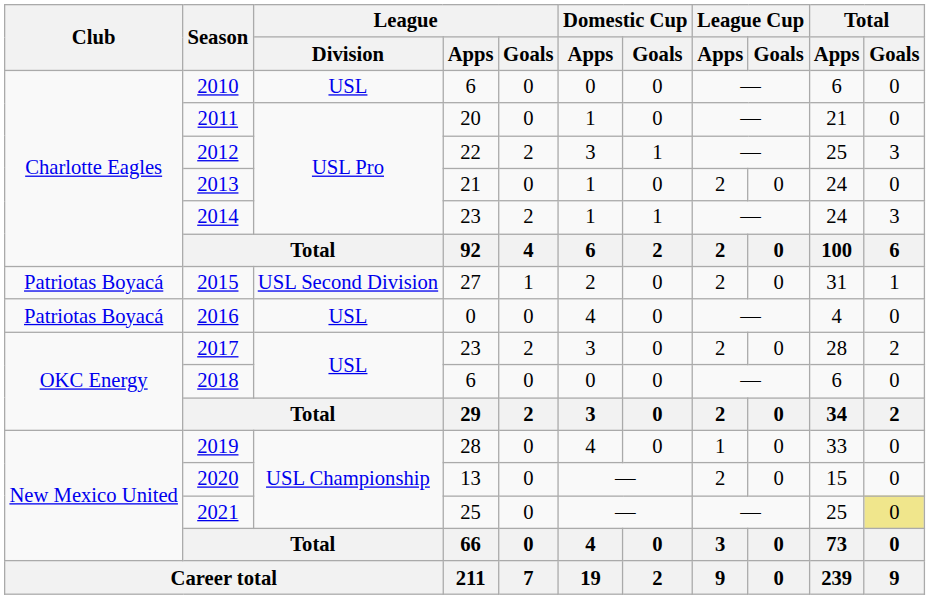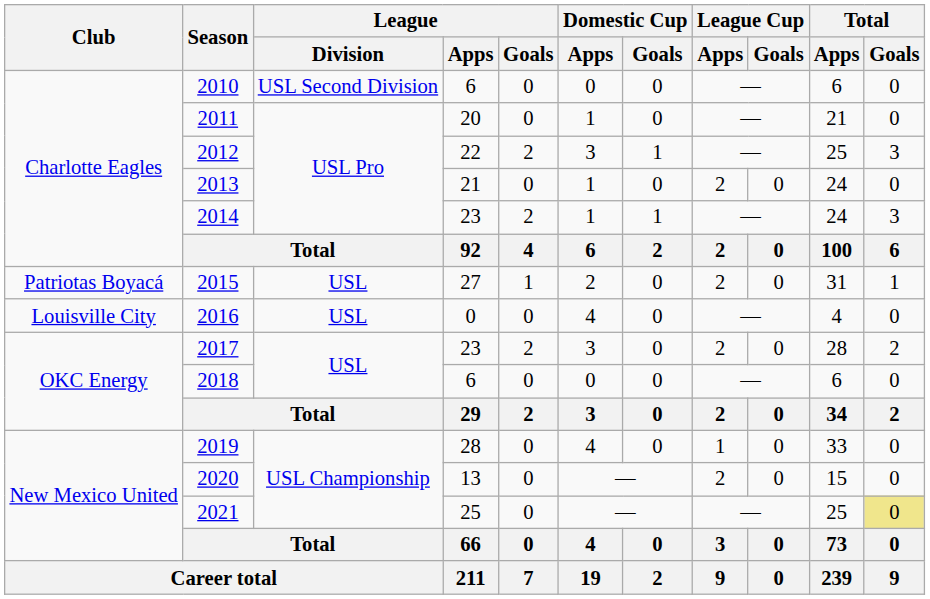(348, 86) USL -> (348, 86) USL Second Division
(348, 282) USL Second Division -> (348, 282) USL
(94, 315) Patriotas Boyacá -> (94, 315) Louisville City
